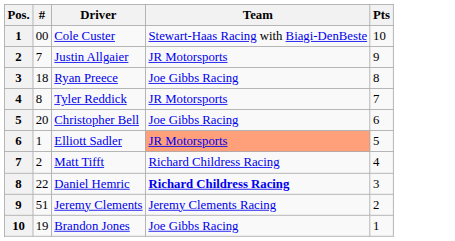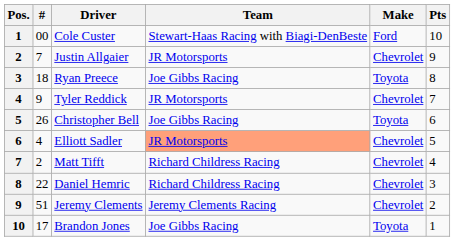+ column: (398, 15)
(39, 99) 8 -> (39, 99) 9
(42, 120) 20 -> (42, 120) 26
(39, 141) 1 -> (39, 141) 4
(219, 183) bold -> (214, 183) normal
(42, 225) 19 -> (42, 225) 17
